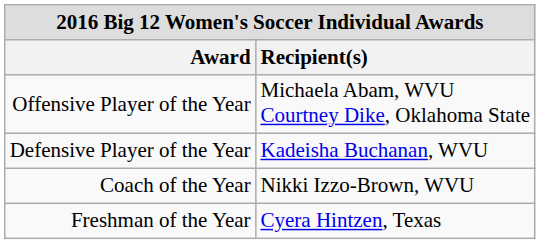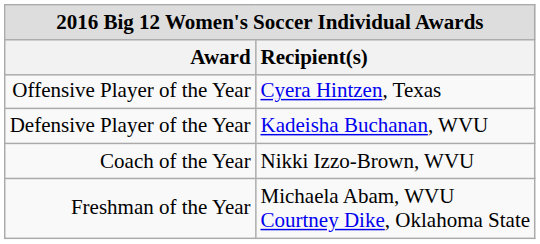(395, 103) Michaela Abam, WVU Courtney Dike, Oklahoma State -> (351, 91) Cyera Hintzen, Texas
(351, 220) Cyera Hintzen, Texas -> (395, 208) Michaela Abam, WVU Courtney Dike, Oklahoma State
